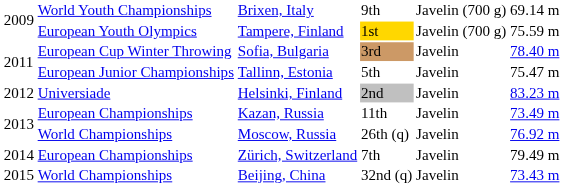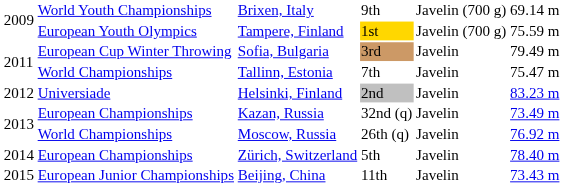(535, 51) 78.40 m -> (535, 51) 79.49 m
(136, 72) European Junior Championships -> (105, 72) World Championships
(371, 72) 5th -> (371, 72) 7th
(374, 113) 11th -> (387, 113) 32nd (q)
(371, 155) 7th -> (371, 155) 5th
(535, 155) 79.49 m -> (535, 155) 78.40 m
(105, 175) World Championships -> (136, 175) European Junior Championships
(387, 175) 32nd (q) -> (374, 175) 11th
